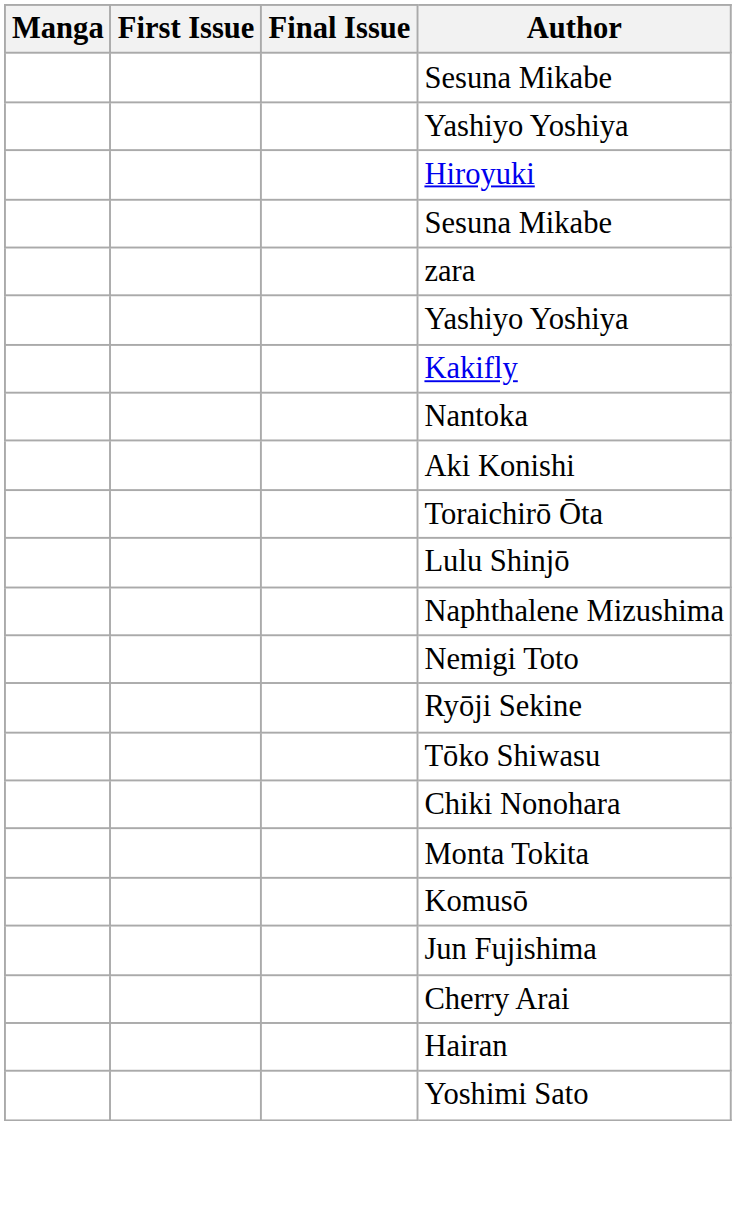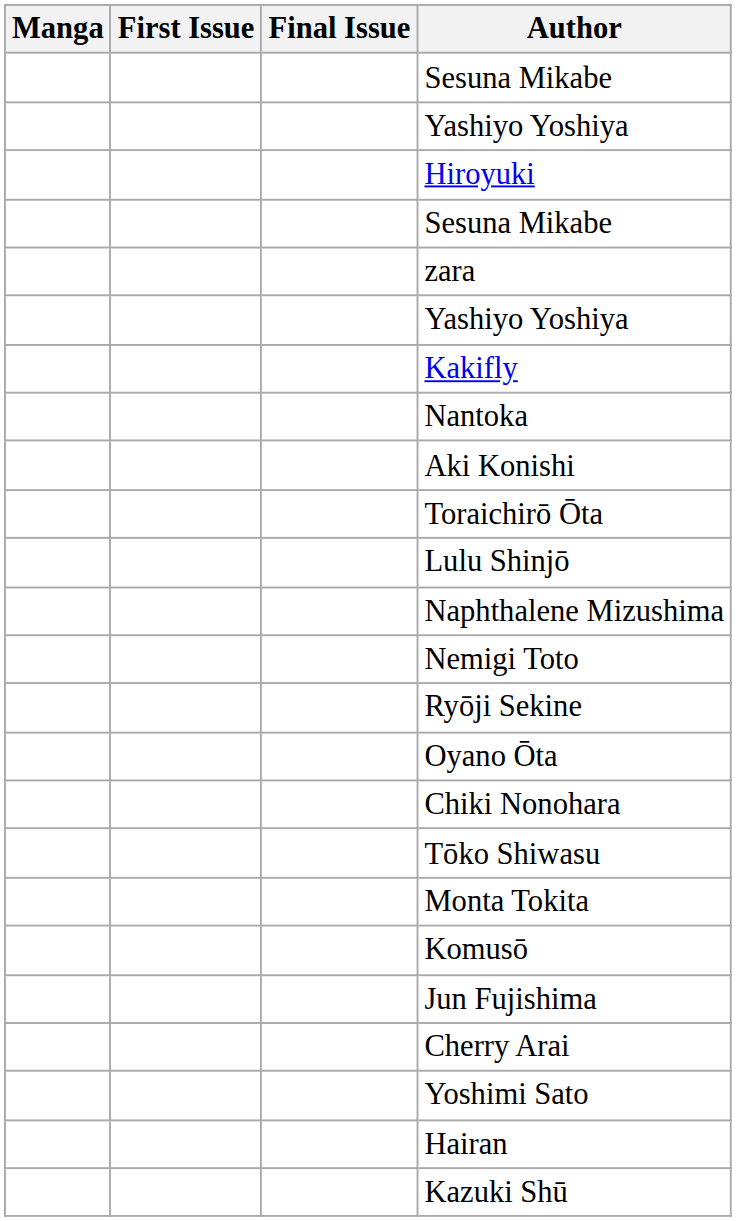+ row: (58, 756)
rows swapped: (58, 805) <-> (58, 756)
rows swapped: (58, 1047) <-> (58, 1095)
+ row: (58, 1192)
